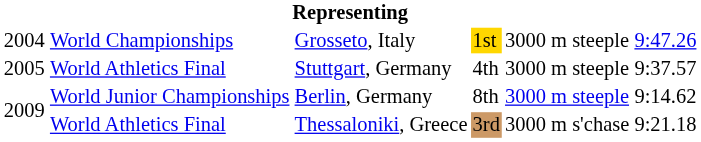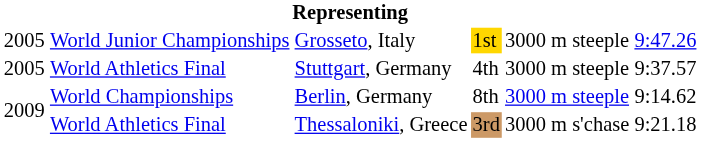(24, 40) 2004 -> (24, 40) 2005
(142, 40) World Championships -> (170, 40) World Junior Championships
(170, 96) World Junior Championships -> (142, 96) World Championships
